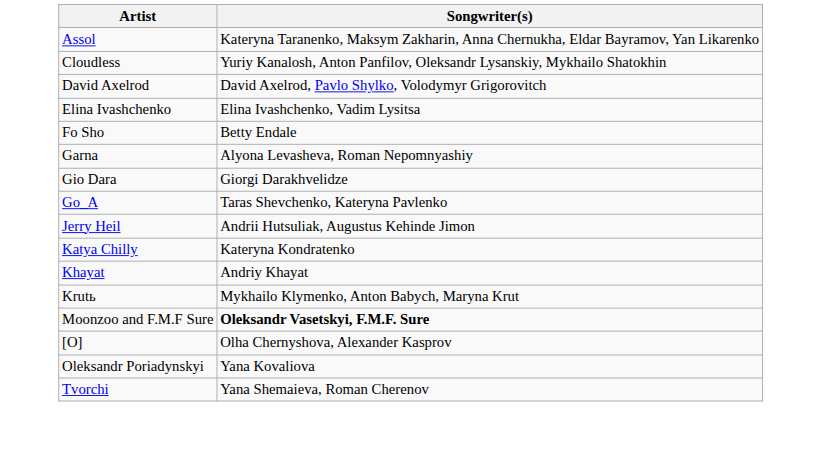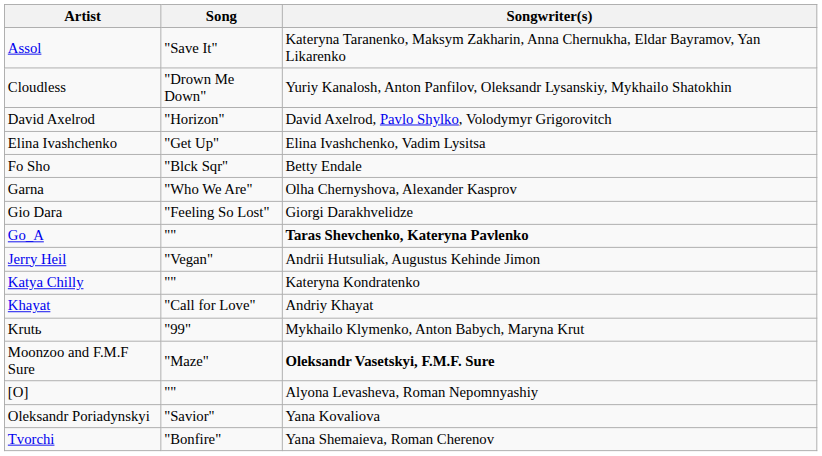+ column: (221, 16)
(347, 156) Alyona Levasheva, Roman Nepomnyashiy -> (401, 189) Olha Chernyshova, Alexander Kasprov
(334, 202) normal -> (407, 236) bold
(336, 343) Olha Chernyshova, Alexander Kasprov -> (412, 392) Alyona Levasheva, Roman Nepomnyashiy
